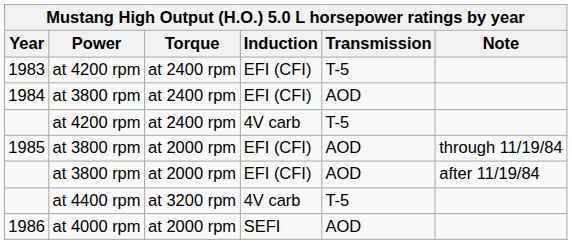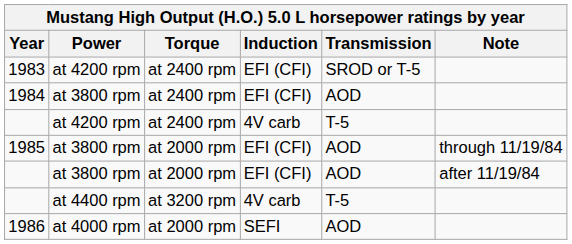(337, 69) T-5 -> (373, 69) SROD or T-5
